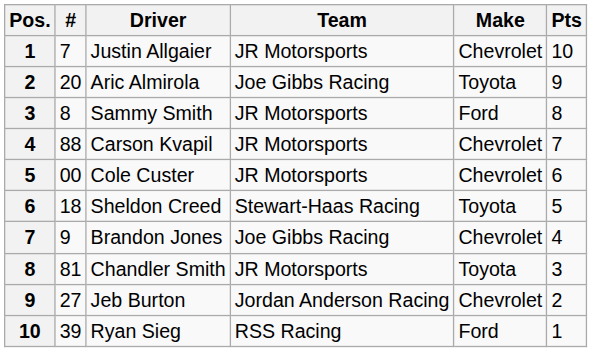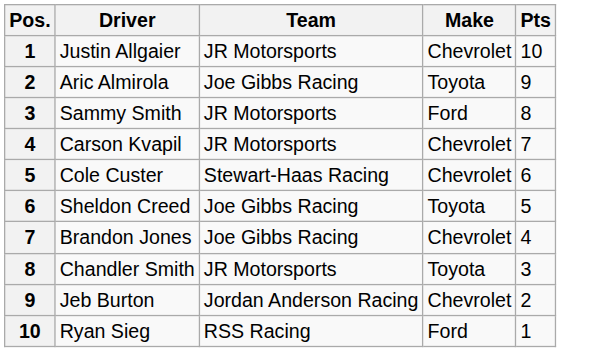- column: (71, 20)
(301, 176) JR Motorsports -> (296, 176) Stewart-Haas Racing
(327, 207) Stewart-Haas Racing -> (281, 207) Joe Gibbs Racing
